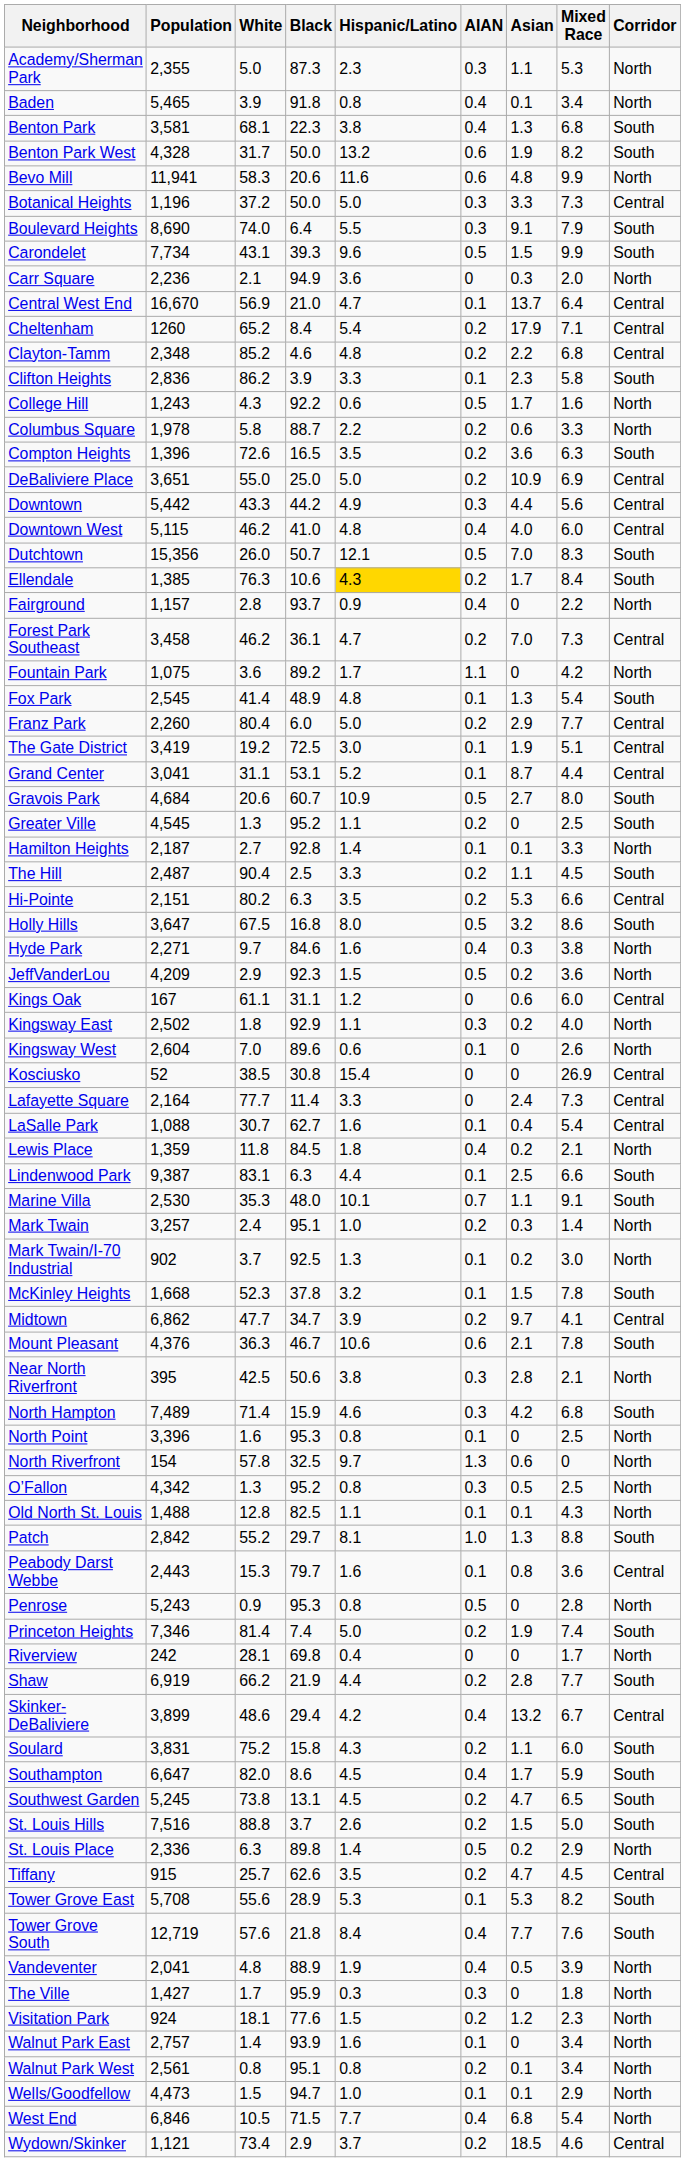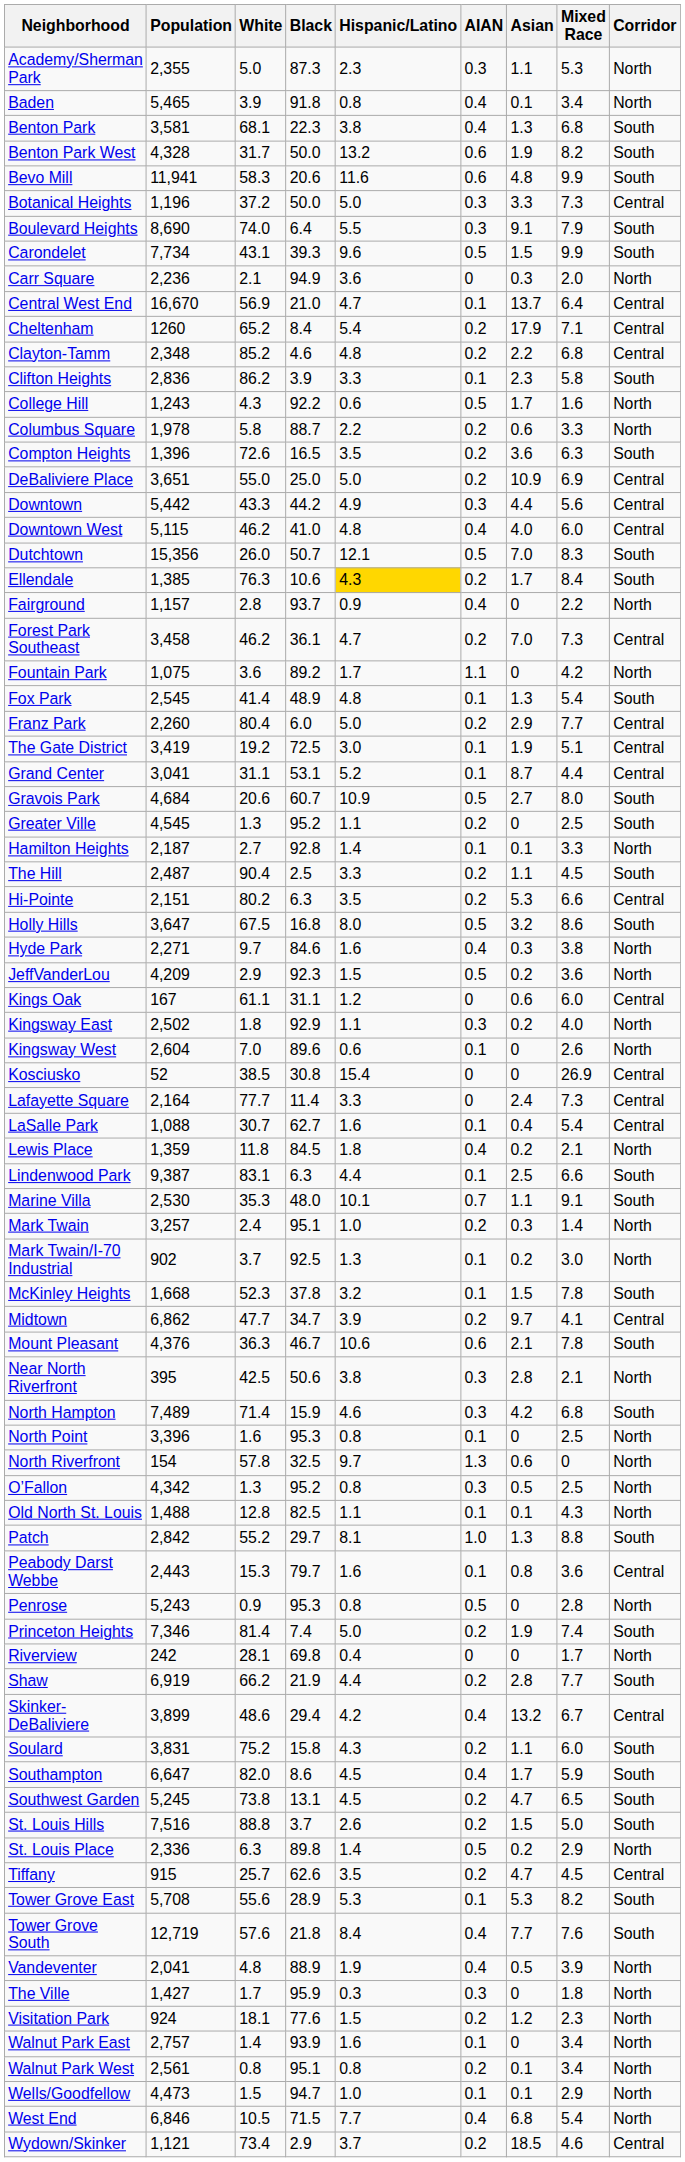(633, 178) North -> (634, 178) South
